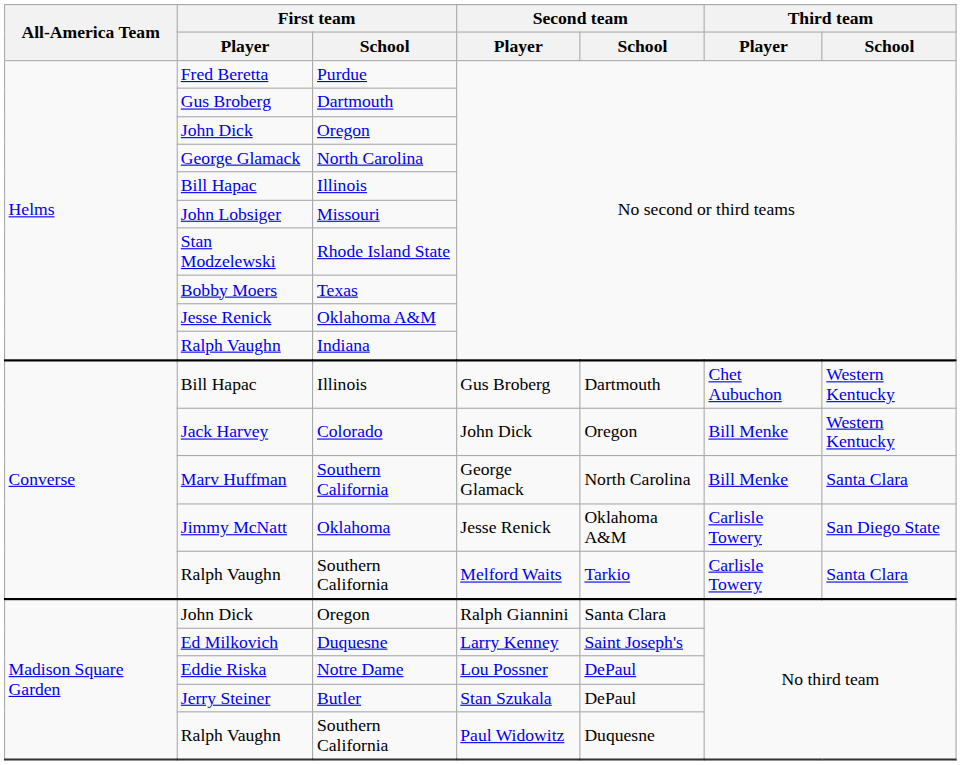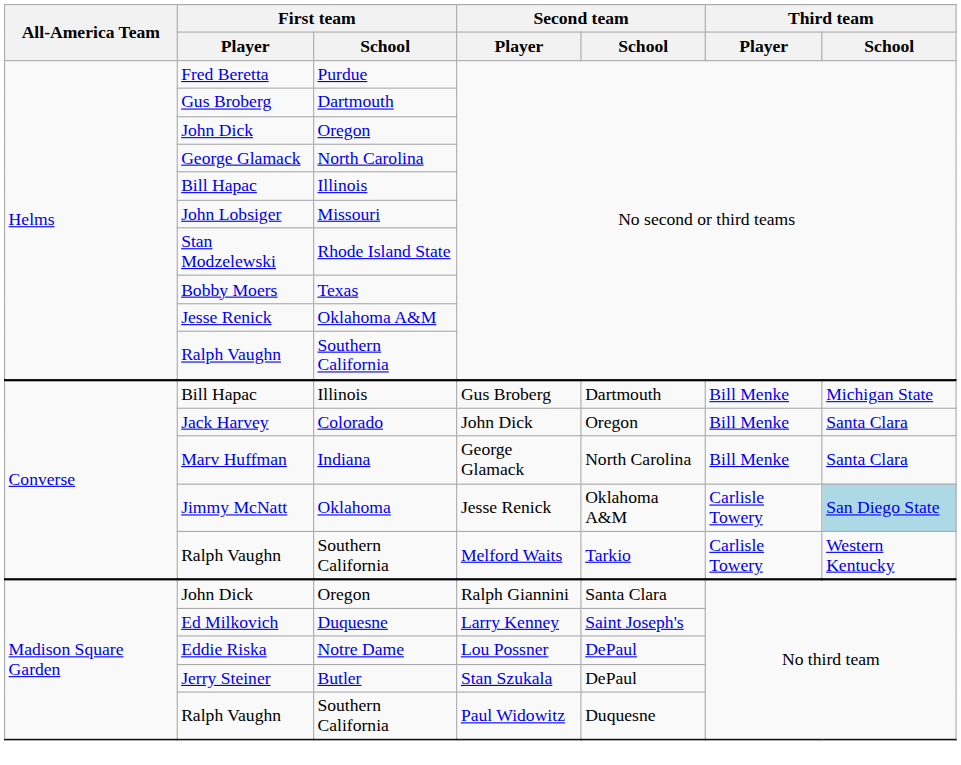(343, 345) Indiana -> (353, 355) Southern California
(745, 384) Chet Aubuchon -> (749, 394) Bill Menke
(861, 384) Western Kentucky -> (880, 394) Michigan State
(861, 431) Western Kentucky -> (867, 422) Santa Clara
(353, 479) Southern California -> (344, 459) Indiana
(883, 527) no background -> (883, 507) lightblue background
(867, 575) Santa Clara -> (860, 555) Western Kentucky
